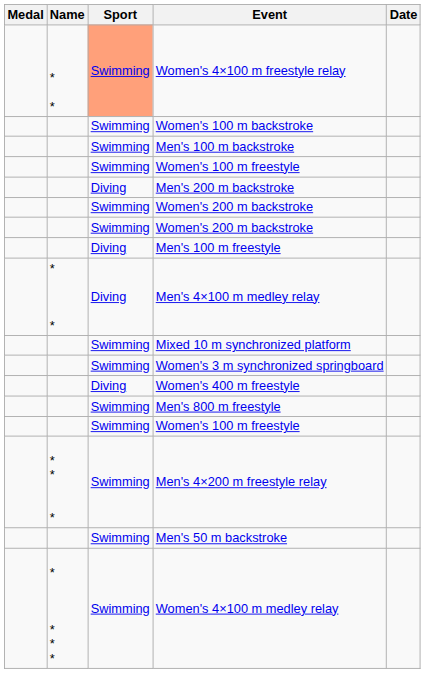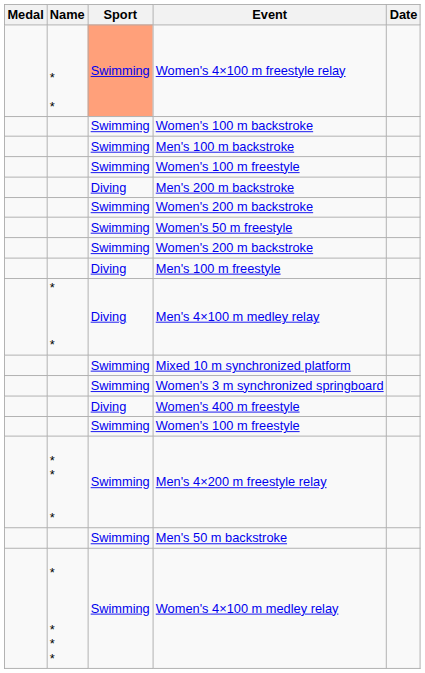+ row: (67, 228)
- row: (67, 406)
